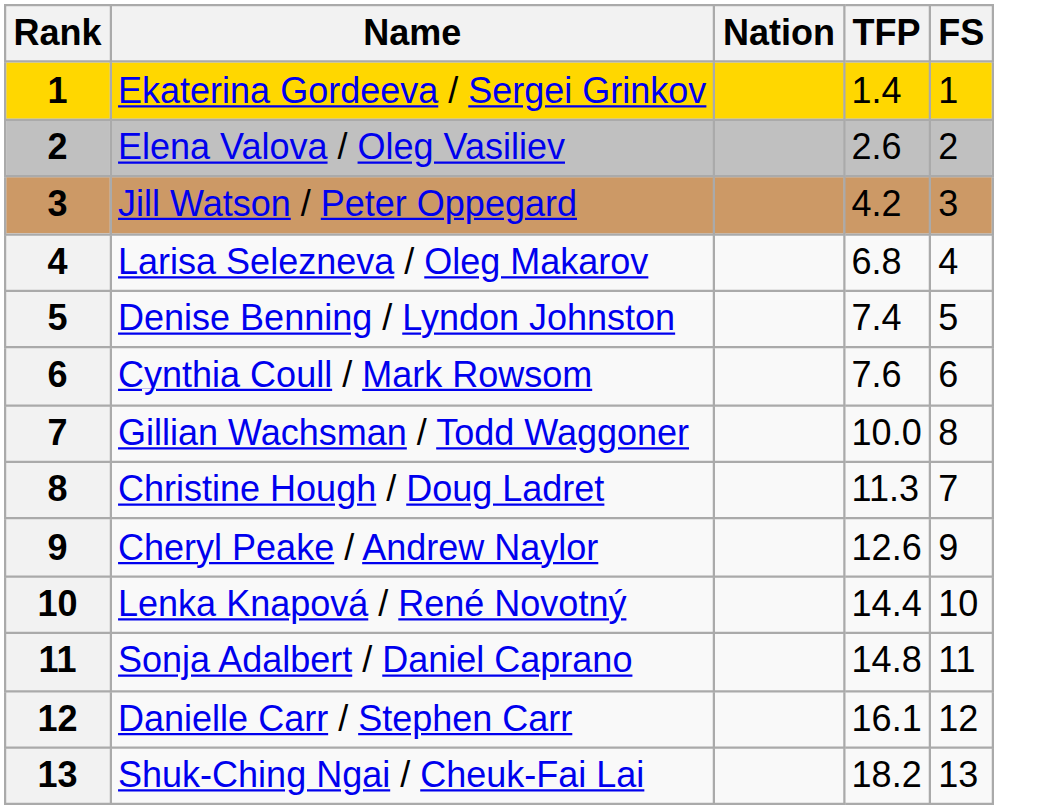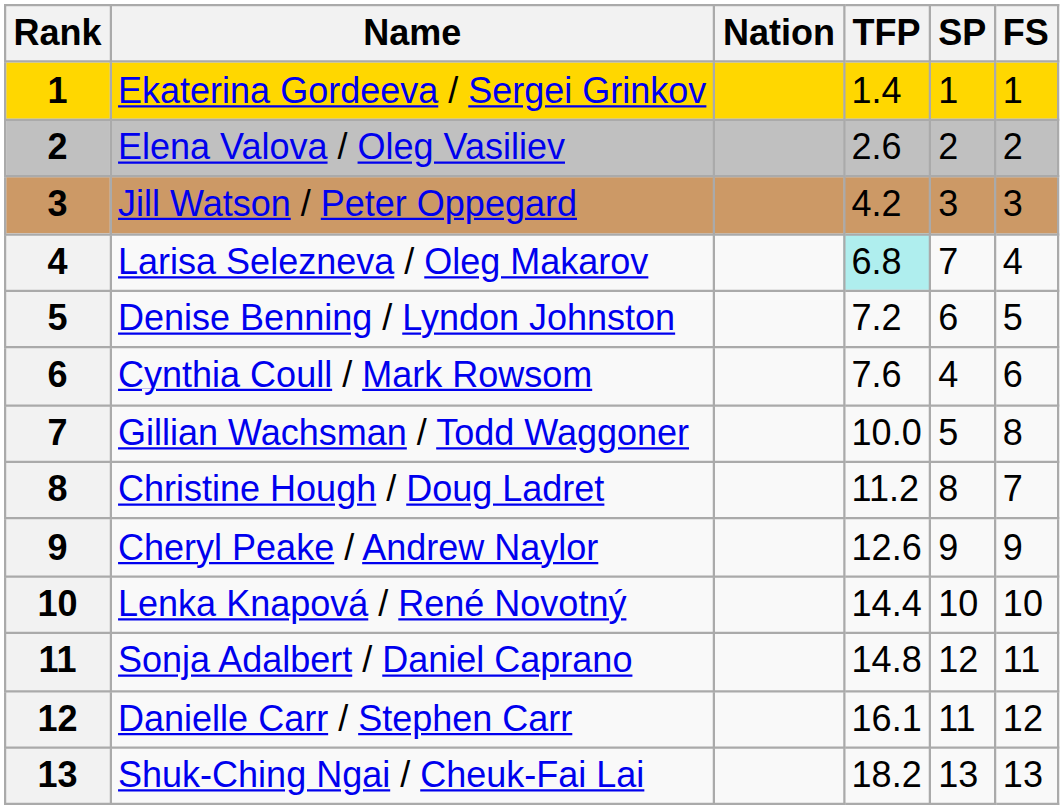+ column: (962, 33)
(877, 261) no background -> (877, 261) paleturquoise background
(877, 318) 7.4 -> (877, 318) 7.2
(885, 489) 11.3 -> (885, 489) 11.2
